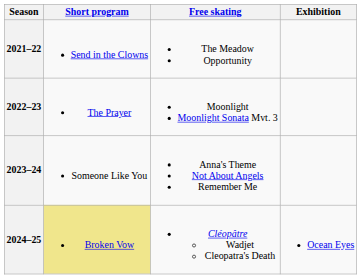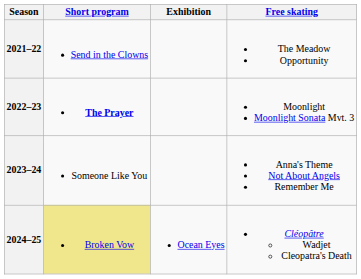columns swapped: (215, 12) <-> (318, 12)
(97, 112) normal -> (97, 112) bold
